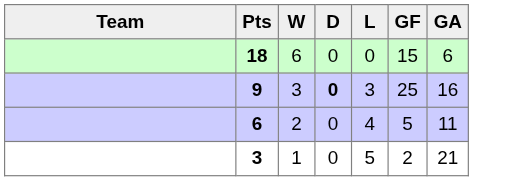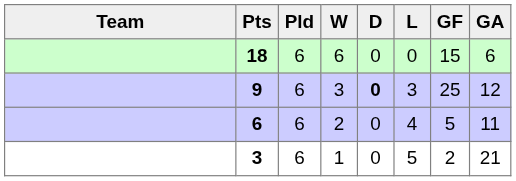+ column: (299, 21)
(448, 90) 16 -> (490, 90) 12
